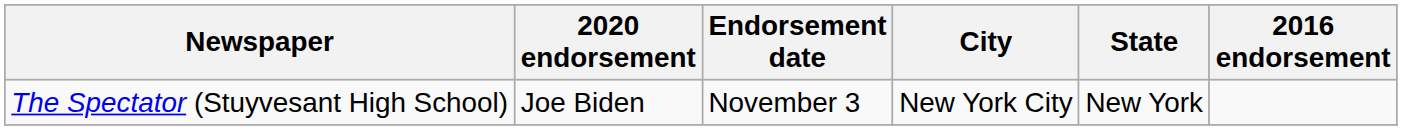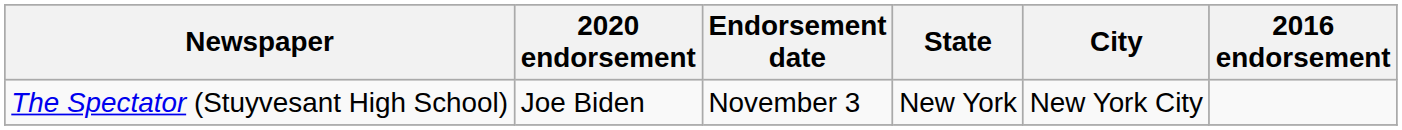columns swapped: (986, 42) <-> (1144, 42)
